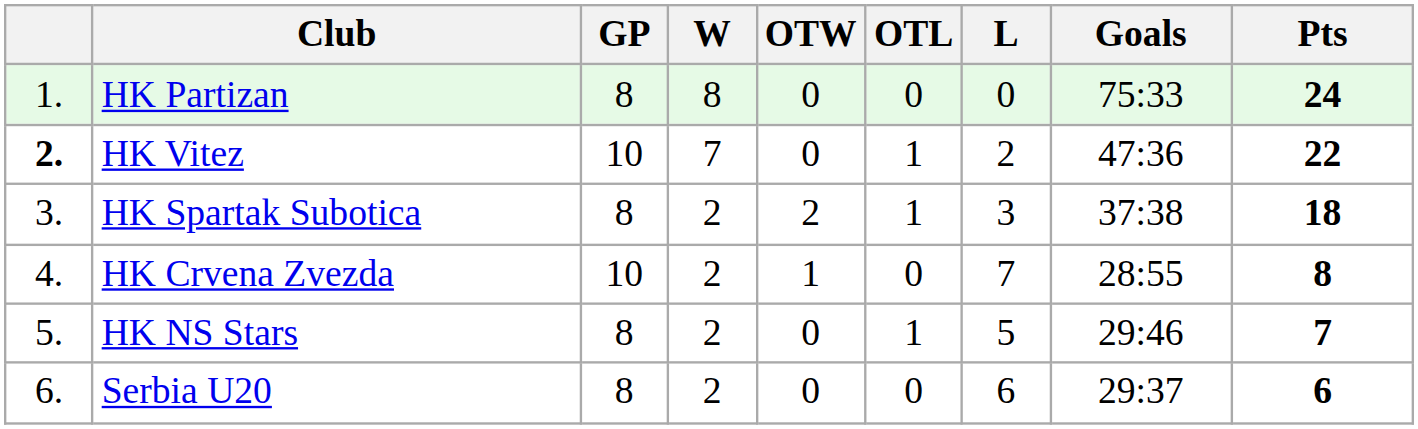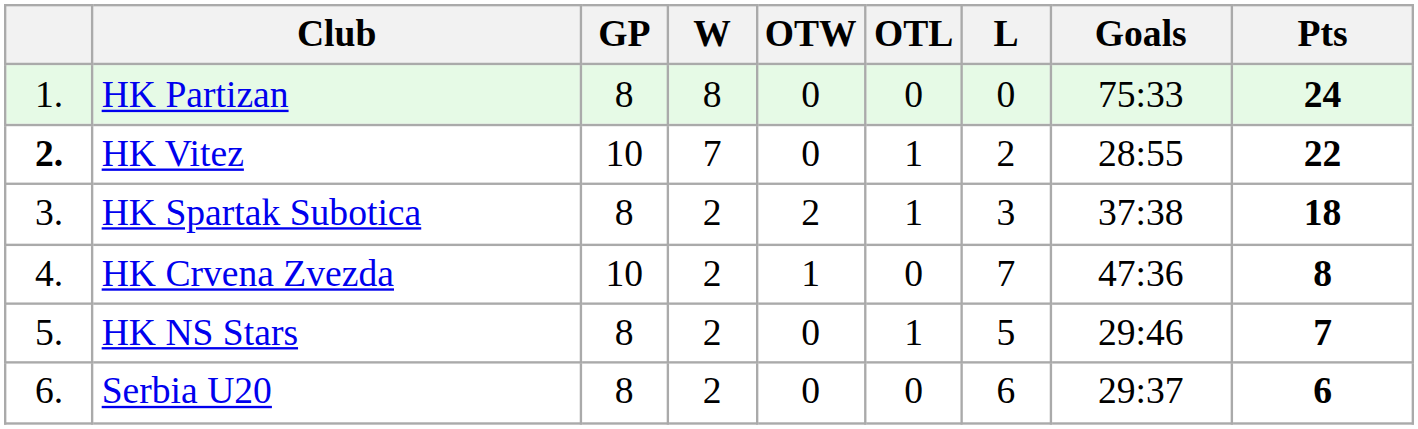(1141, 153) 47:36 -> (1141, 153) 28:55
(1141, 272) 28:55 -> (1141, 272) 47:36
